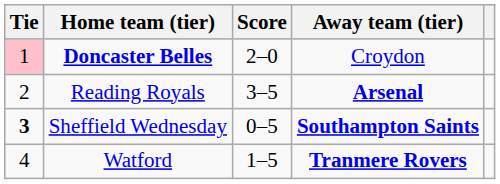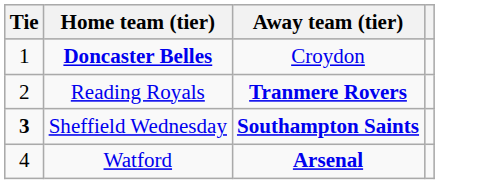- column: (262, 21)
(24, 56) pink background -> (24, 56) no background
(388, 91) Arsenal -> (328, 91) Tranmere Rovers
(388, 160) Tranmere Rovers -> (328, 160) Arsenal
